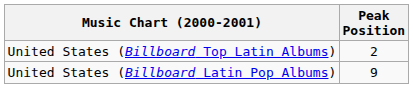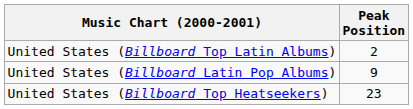+ row: (168, 94)
